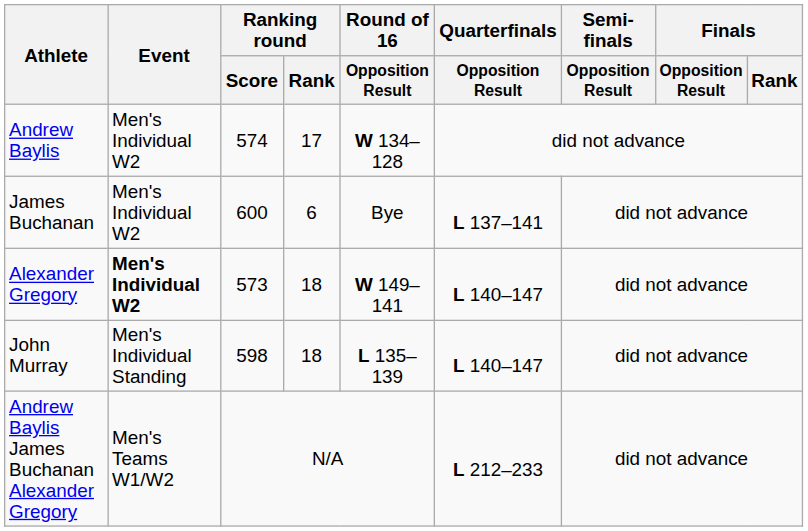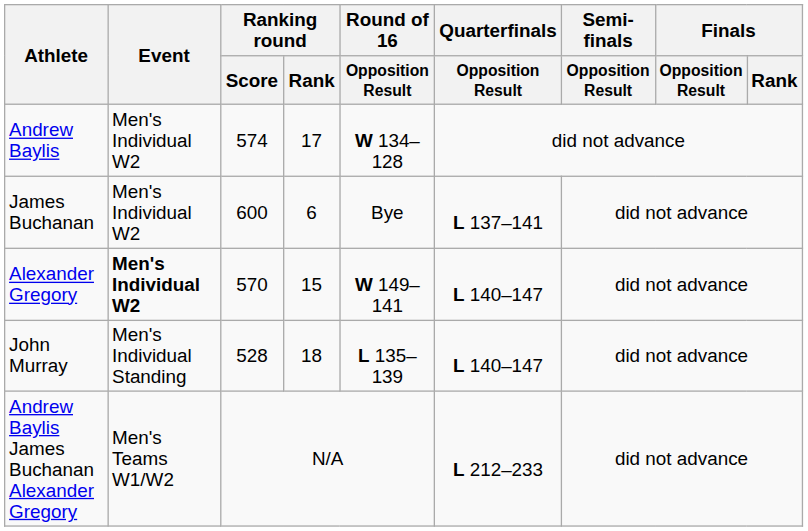(252, 284) 573 -> (252, 284) 570
(312, 284) 18 -> (312, 284) 15
(252, 356) 598 -> (252, 356) 528
